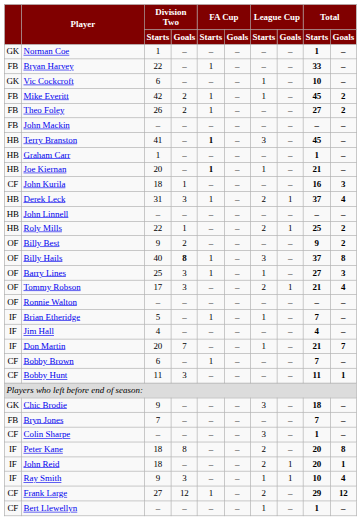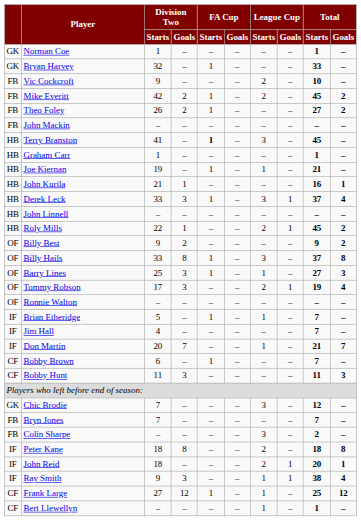(13, 66) FB -> (13, 66) GK
(158, 66) 22 -> (158, 66) 32
(13, 81) GK -> (13, 81) FB
(158, 81) 6 -> (158, 81) 9
(264, 81) 1 -> (264, 81) 2
(264, 96) 1 -> (264, 96) 2
(158, 170) 20 -> (158, 170) 19
(211, 170) bold -> (211, 170) normal
(13, 184) CF -> (13, 184) HB
(158, 184) 18 -> (158, 184) 21
(343, 184) 3 -> (343, 184) 1
(158, 199) 31 -> (158, 199) 33
(264, 199) 2 -> (264, 199) 3
(317, 228) 25 -> (317, 228) 45
(158, 258) 40 -> (158, 258) 33
(184, 258) bold -> (184, 258) normal
(317, 287) 21 -> (317, 287) 19
(317, 332) 4 -> (317, 332) 7
(343, 376) 1 -> (343, 376) 3
(158, 405) 9 -> (158, 405) 7
(317, 405) 18 -> (317, 405) 12
(13, 435) CF -> (13, 435) FB
(317, 435) 1 -> (317, 435) 2
(317, 449) 20 -> (317, 449) 18
(317, 479) 10 -> (317, 479) 38
(264, 493) 2 -> (264, 493) 1
(317, 493) 29 -> (317, 493) 25
